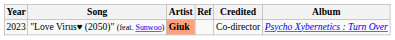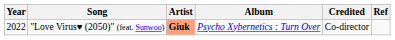columns swapped: (326, 12) <-> (204, 12)
(16, 27) 2023 -> (16, 27) 2022
